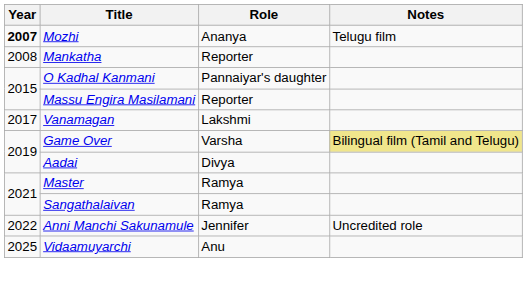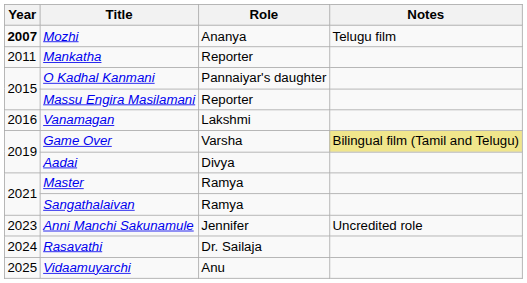(22, 57) 2008 -> (22, 57) 2011
(22, 120) 2017 -> (22, 120) 2016
(22, 225) 2022 -> (22, 225) 2023
+ row: (73, 246)
